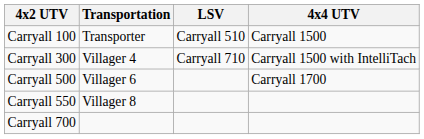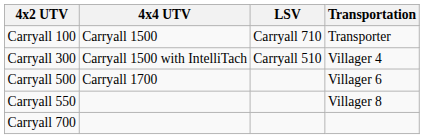columns swapped: (334, 15) <-> (126, 15)
(211, 36) Carryall 510 -> (287, 36) Carryall 710
(211, 58) Carryall 710 -> (287, 58) Carryall 510
